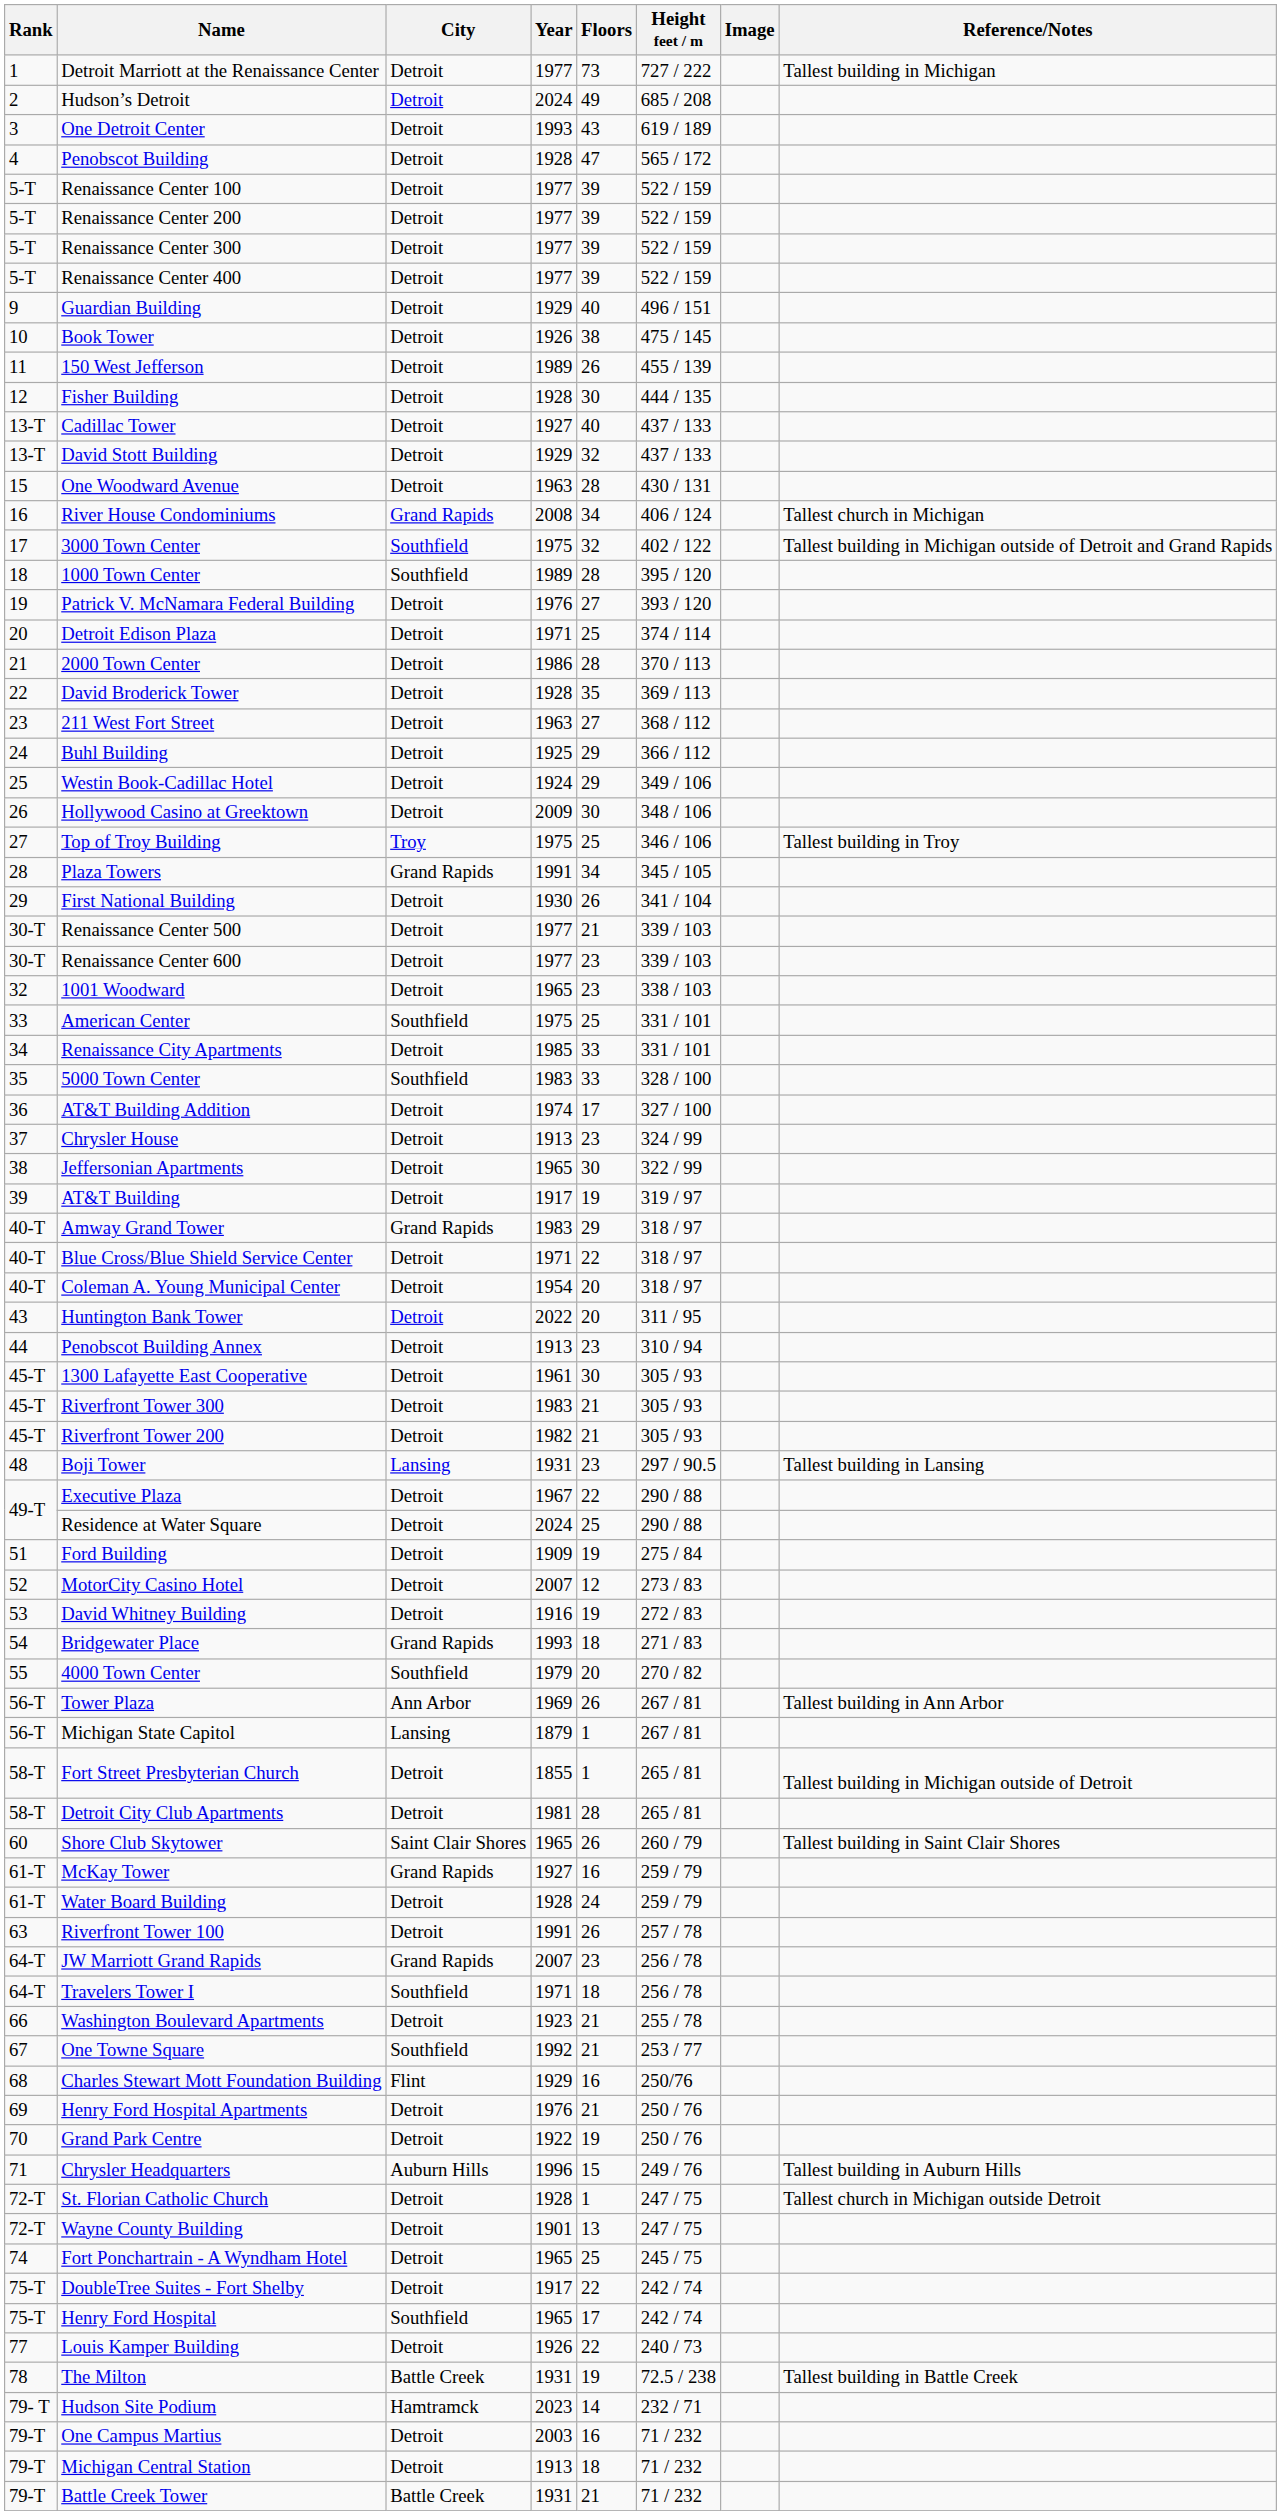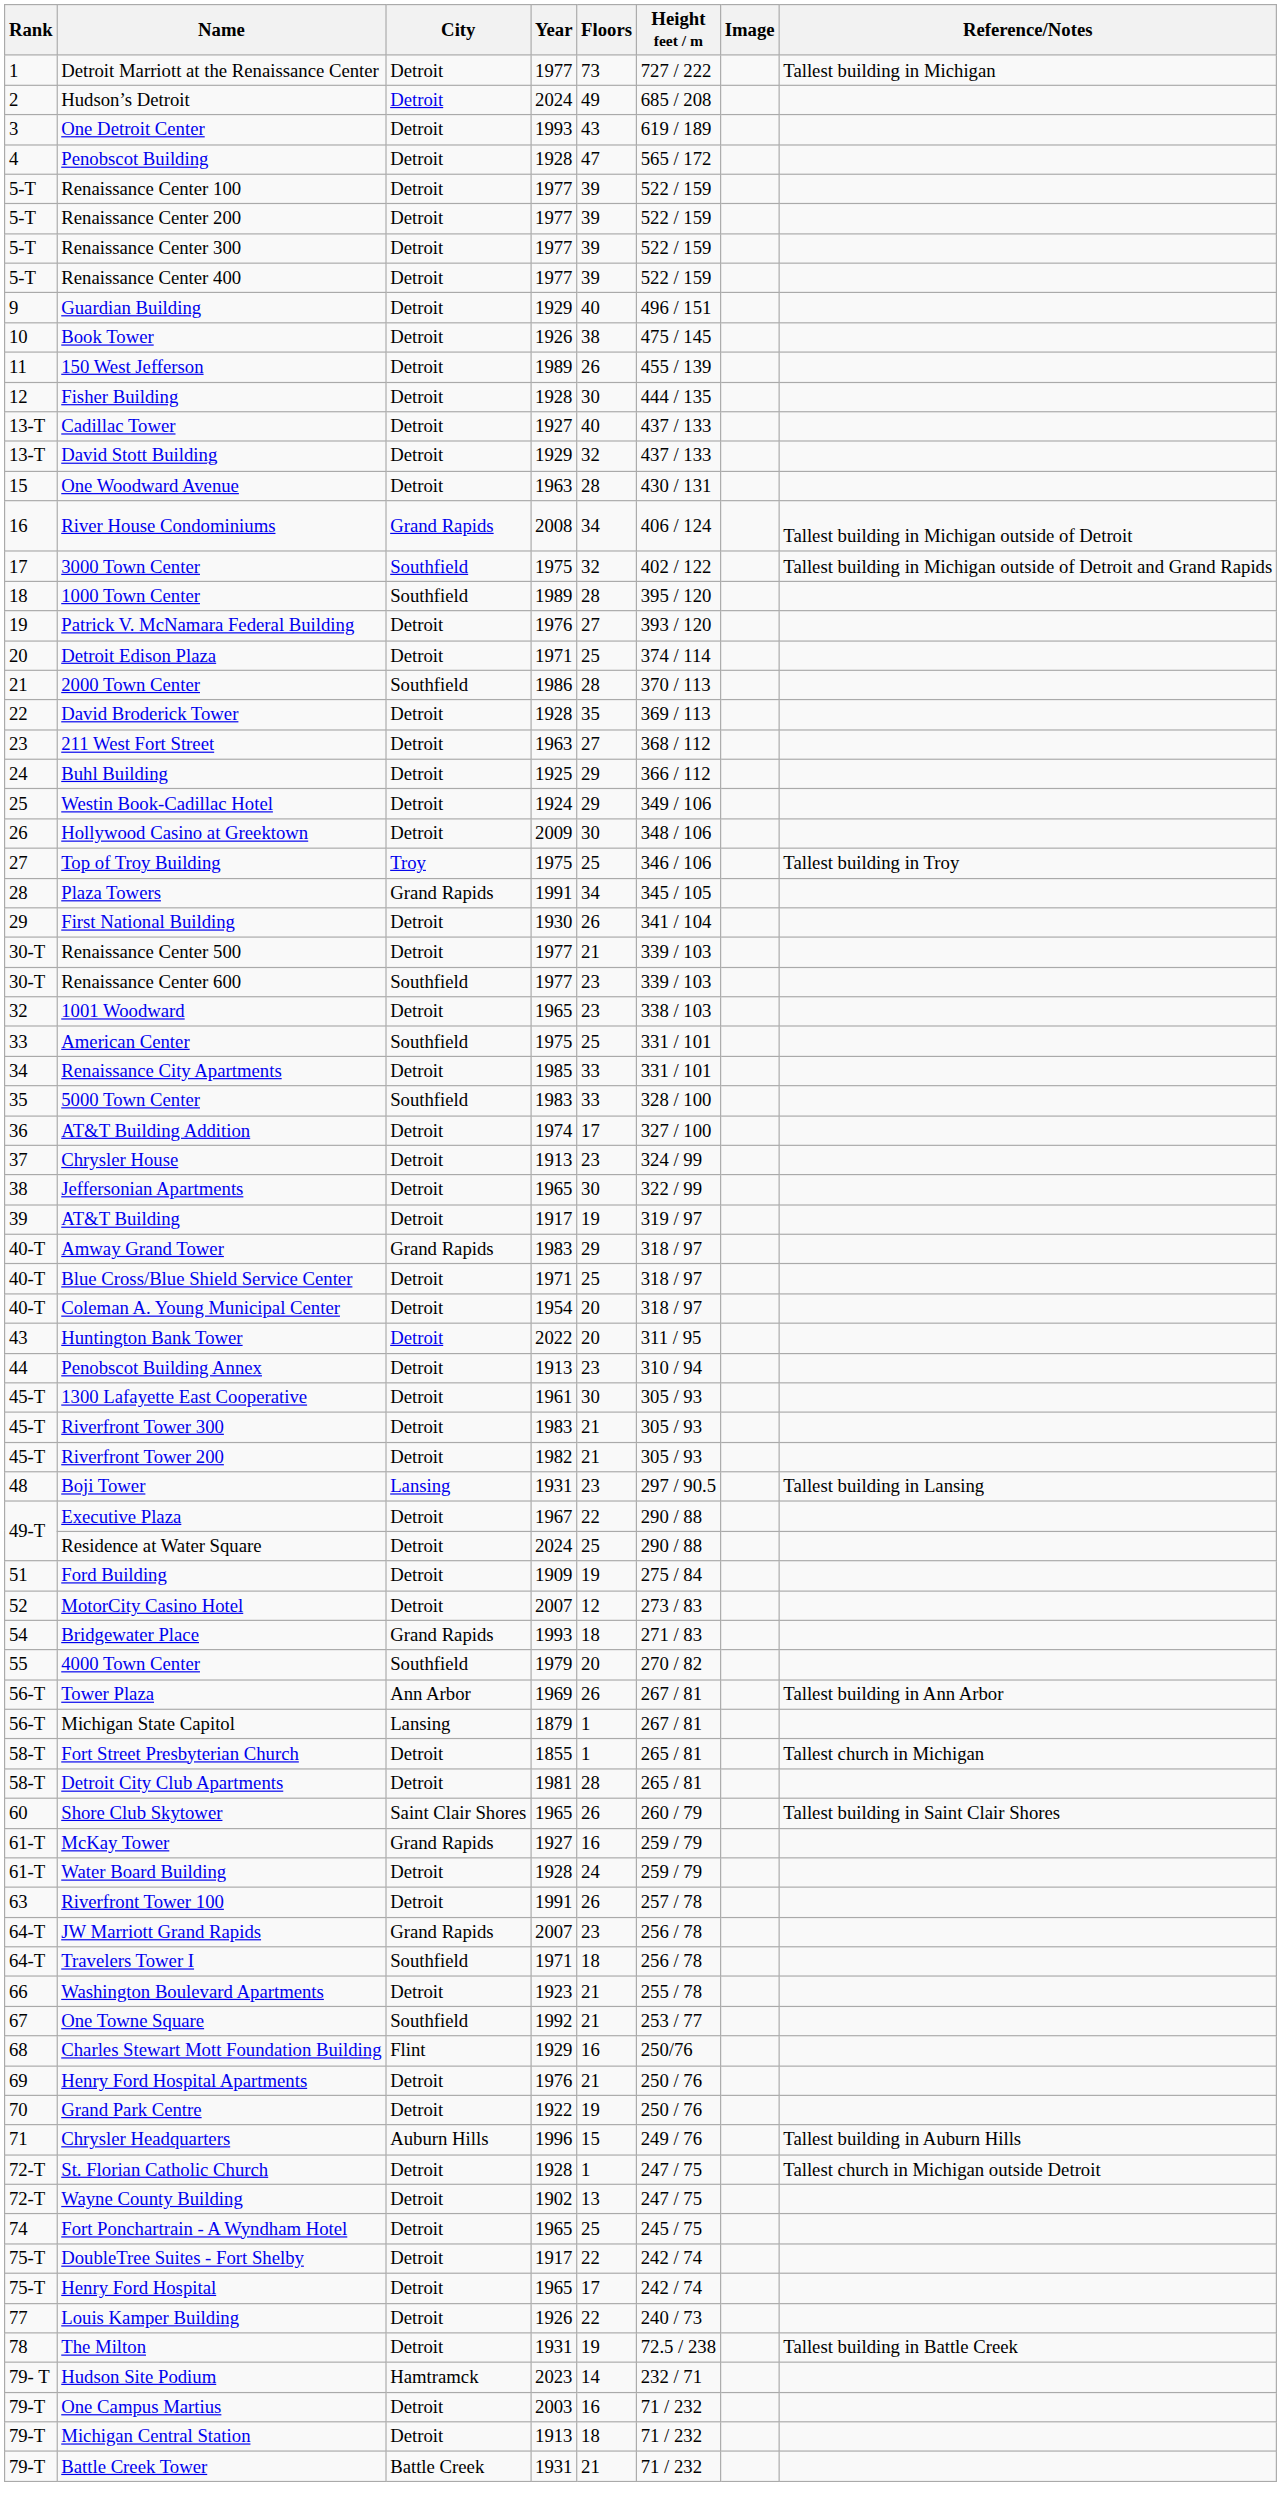(884, 515) Tallest church in Michigan -> (958, 536) Tallest building in Michigan outside of Detroit
(417, 663) Detroit -> (429, 684) Southfield
(417, 960) Detroit -> (429, 981) Southfield
(590, 1257) 22 -> (590, 1278) 25
- row: (154, 1613)
(958, 1783) Tallest building in Michigan outside of Detroit -> (884, 1753) Tallest church in Michigan
(554, 2228) 1901 -> (554, 2199) 1902
(429, 2317) Southfield -> (417, 2288) Detroit
(437, 2377) Battle Creek -> (417, 2347) Detroit
